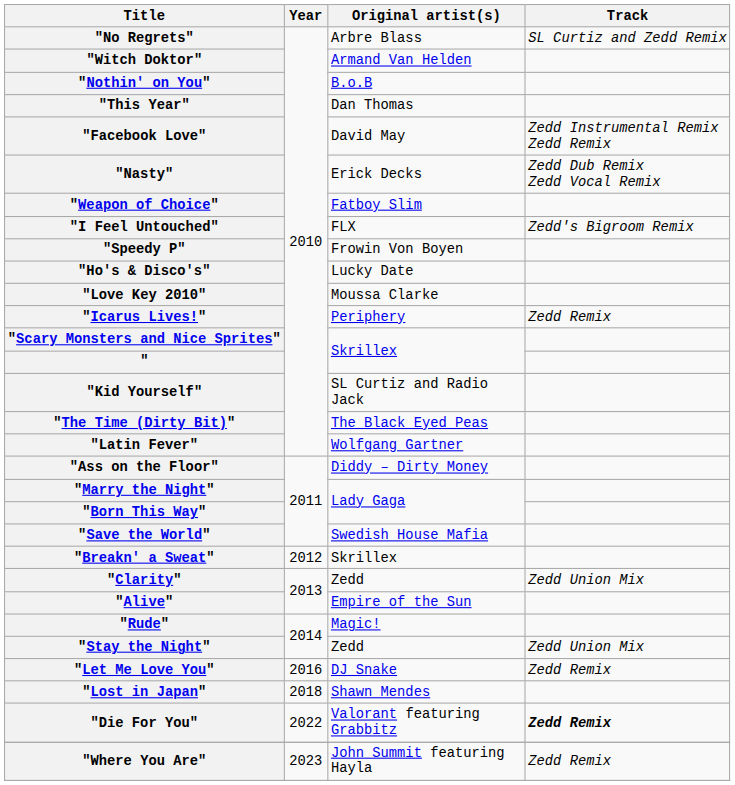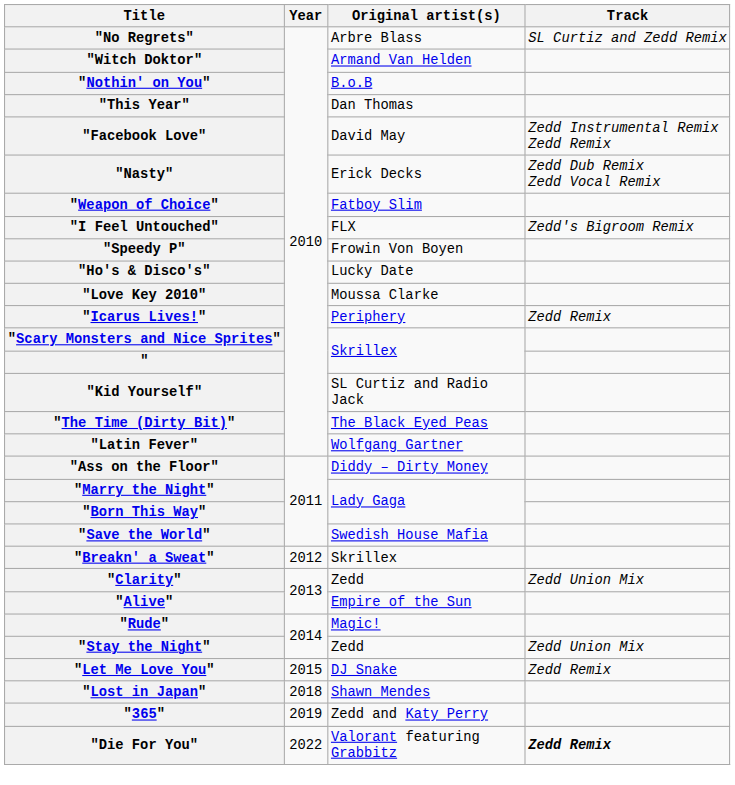(306, 670) 2016 -> (306, 670) 2015
+ row: (144, 715)
- row: (144, 761)
